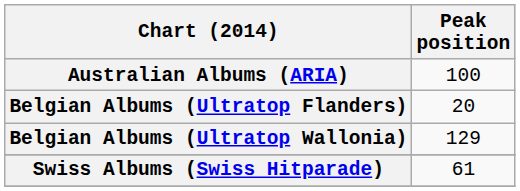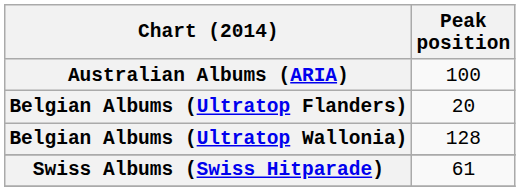(463, 138) 129 -> (463, 138) 128
